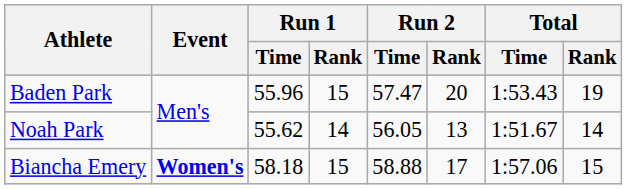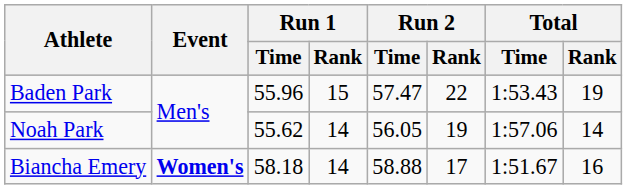(456, 93) 20 -> (456, 93) 22
(456, 130) 13 -> (456, 130) 19
(524, 130) 1:51.67 -> (524, 130) 1:57.06
(338, 166) 15 -> (338, 166) 14
(524, 166) 1:57.06 -> (524, 166) 1:51.67
(592, 166) 15 -> (592, 166) 16
